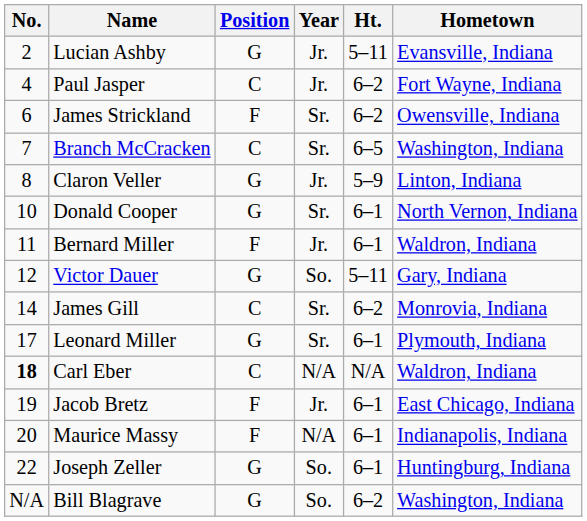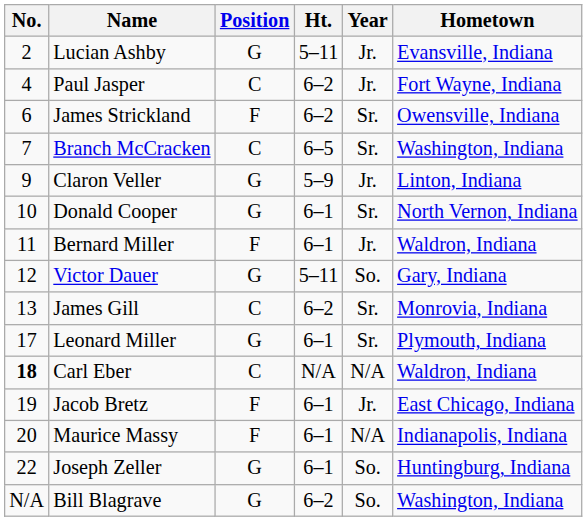columns swapped: (368, 20) <-> (319, 20)
(27, 180) 8 -> (27, 180) 9
(27, 308) 14 -> (27, 308) 13
